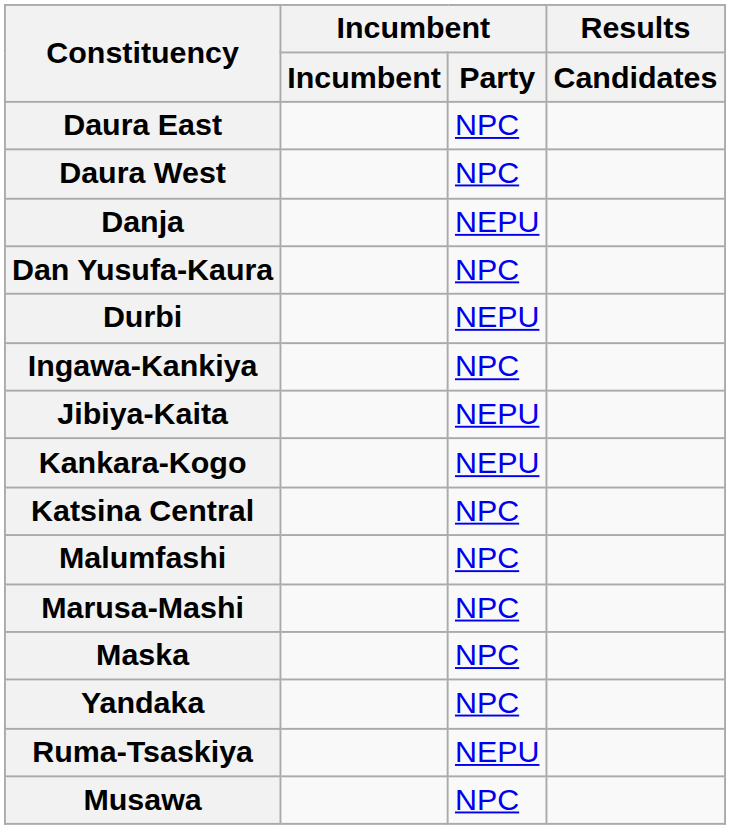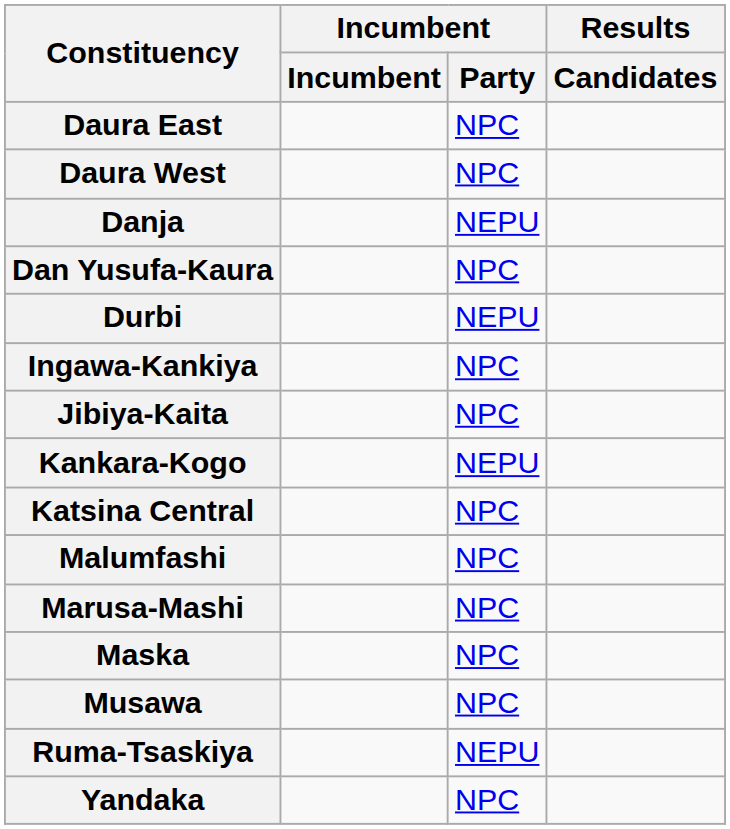(497, 414) NEPU -> (487, 414) NPC
rows swapped: (143, 800) <-> (143, 703)
